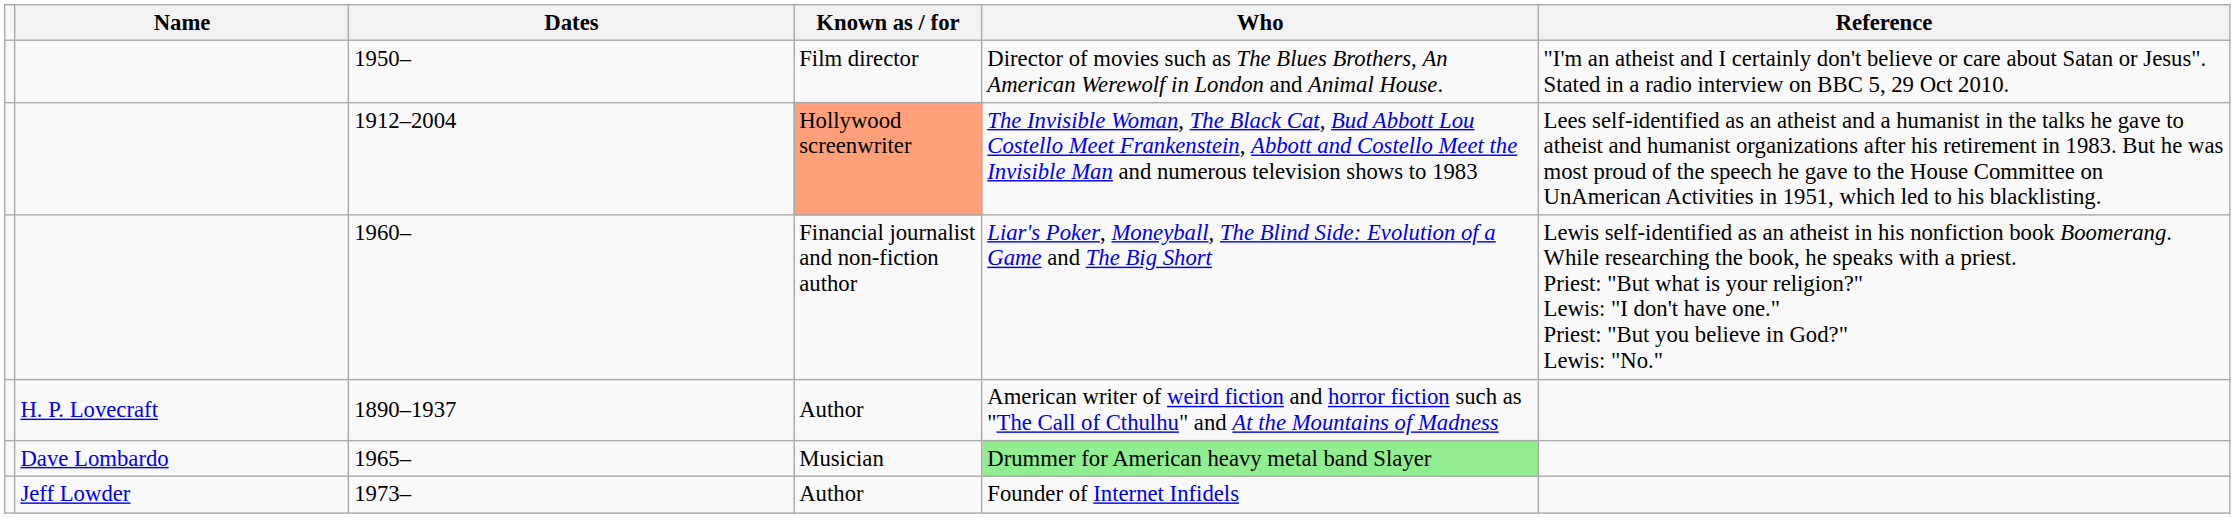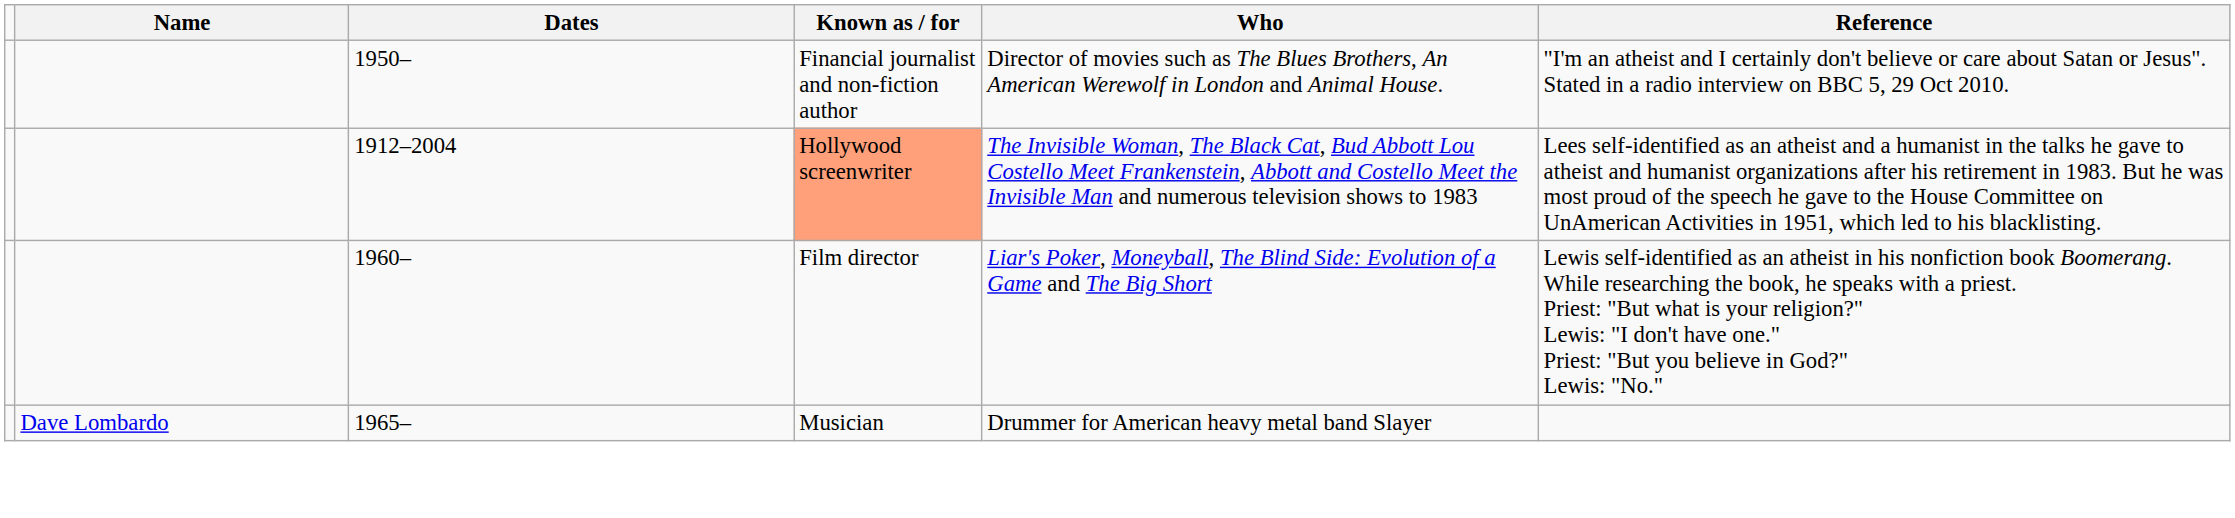(859, 58) Film director -> (887, 84) Financial journalist and non-fiction author
(887, 258) Financial journalist and non-fiction author -> (859, 258) Film director
- row: (405, 409)
(1209, 458) lightgreen background -> (1209, 422) no background
- row: (383, 494)
